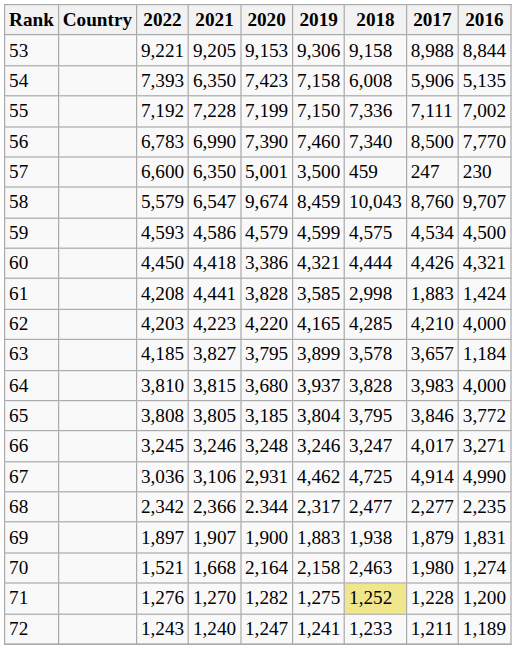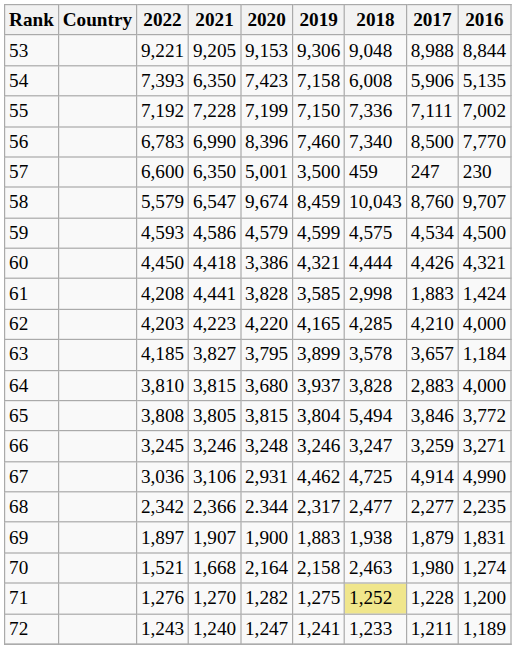(371, 50) 9,158 -> (371, 50) 9,048
(267, 141) 7,390 -> (267, 141) 8,396
(432, 385) 3,983 -> (432, 385) 2,883
(267, 415) 3,185 -> (267, 415) 3,815
(371, 415) 3,795 -> (371, 415) 5,494
(432, 446) 4,017 -> (432, 446) 3,259
